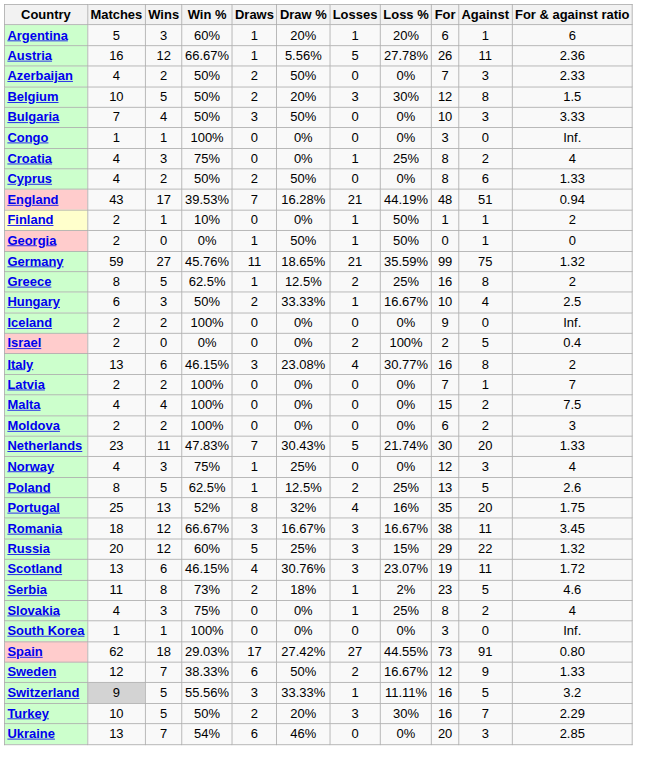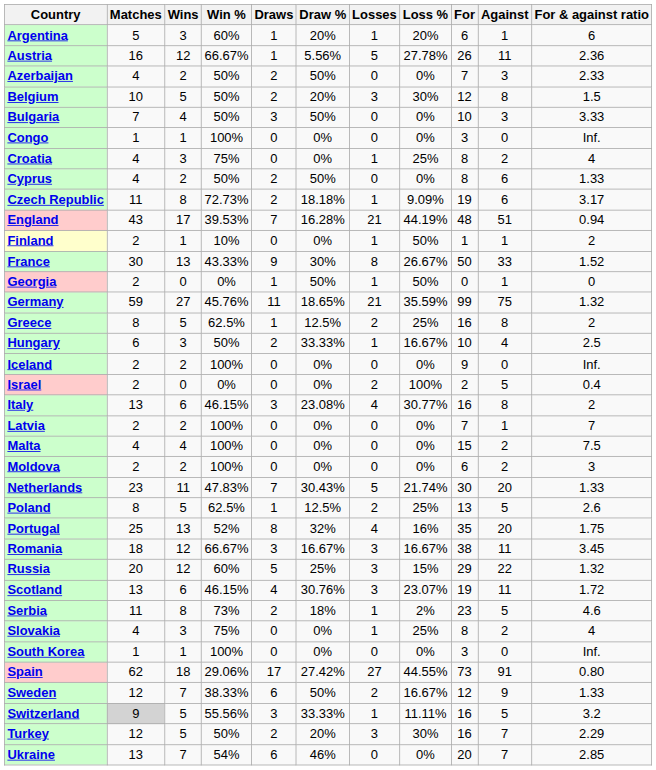+ row: (56, 199)
+ row: (29, 261)
- row: (31, 466)
(207, 651) 29.03% -> (227, 672) 29.06%
(116, 713) 10 -> (136, 734) 12
(485, 734) 3 -> (505, 754) 7
